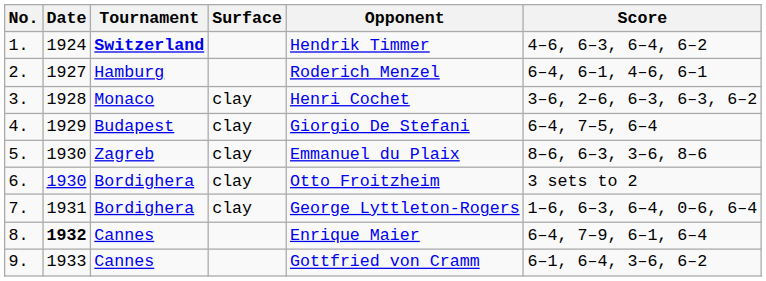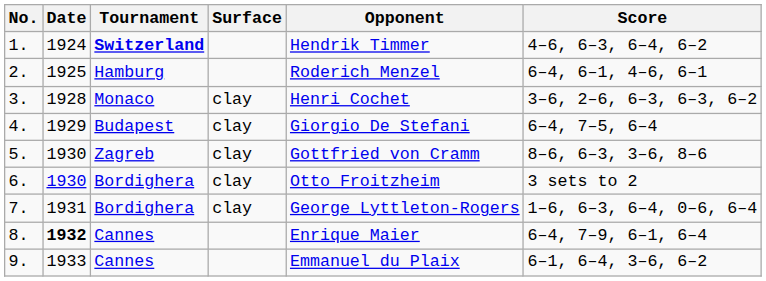(66, 72) 1927 -> (66, 72) 1925
(375, 154) Emmanuel du Plaix -> (385, 154) Gottfried von Cramm
(385, 262) Gottfried von Cramm -> (375, 262) Emmanuel du Plaix
